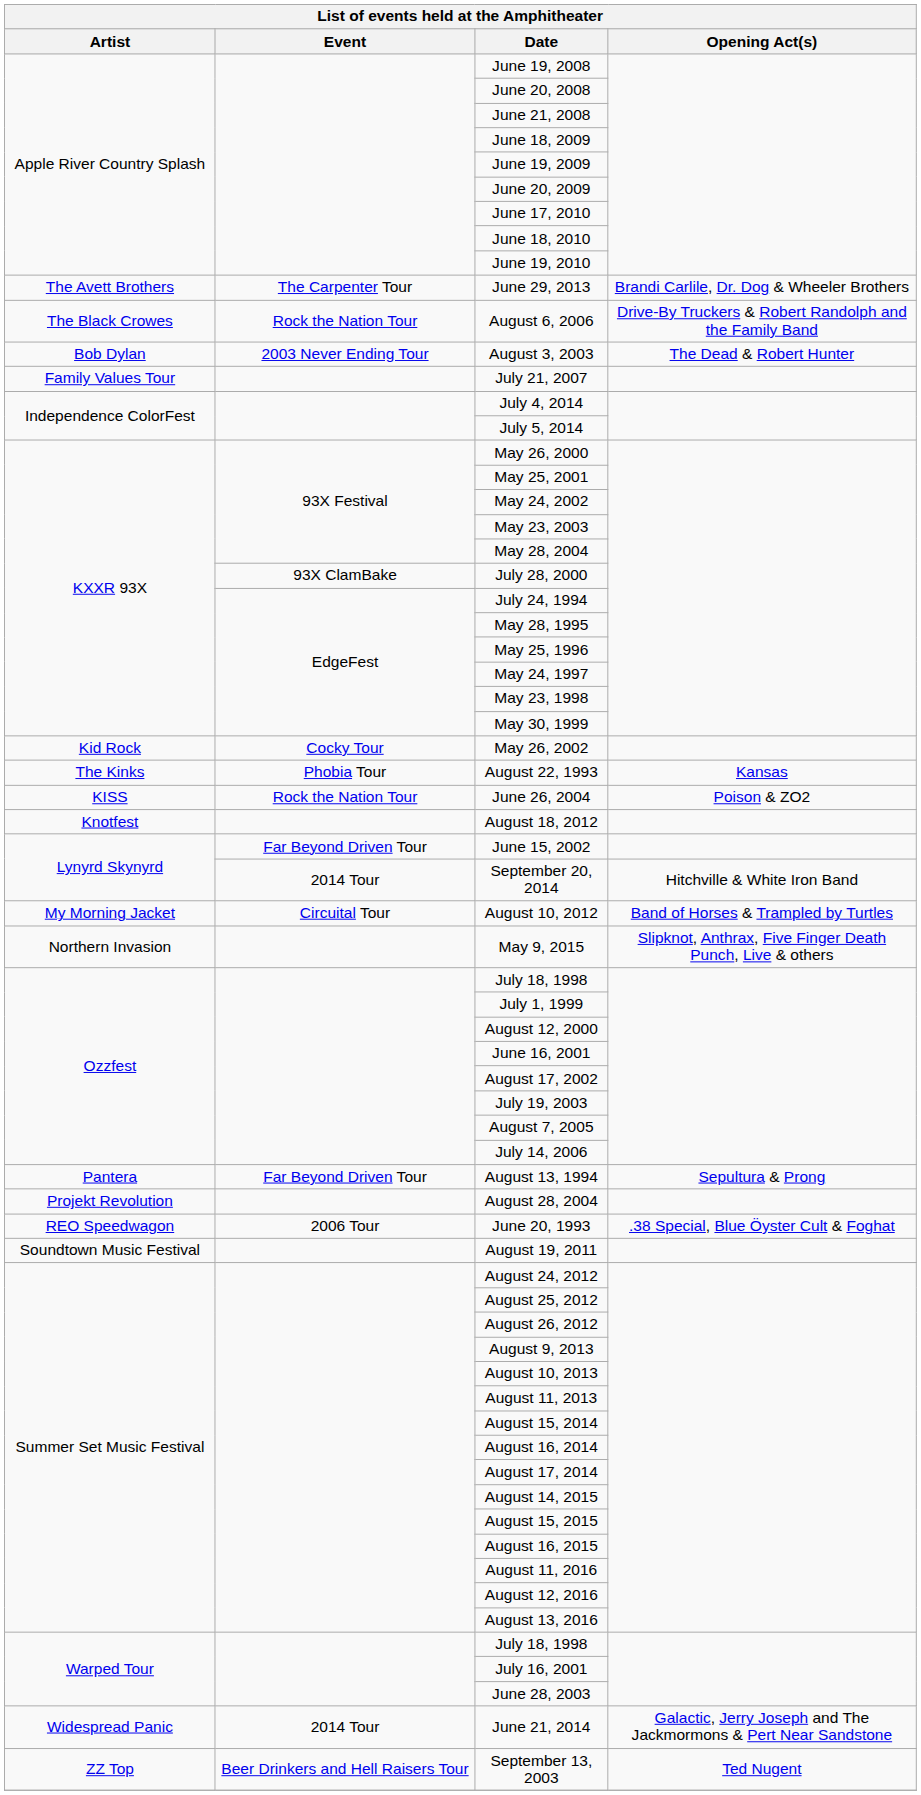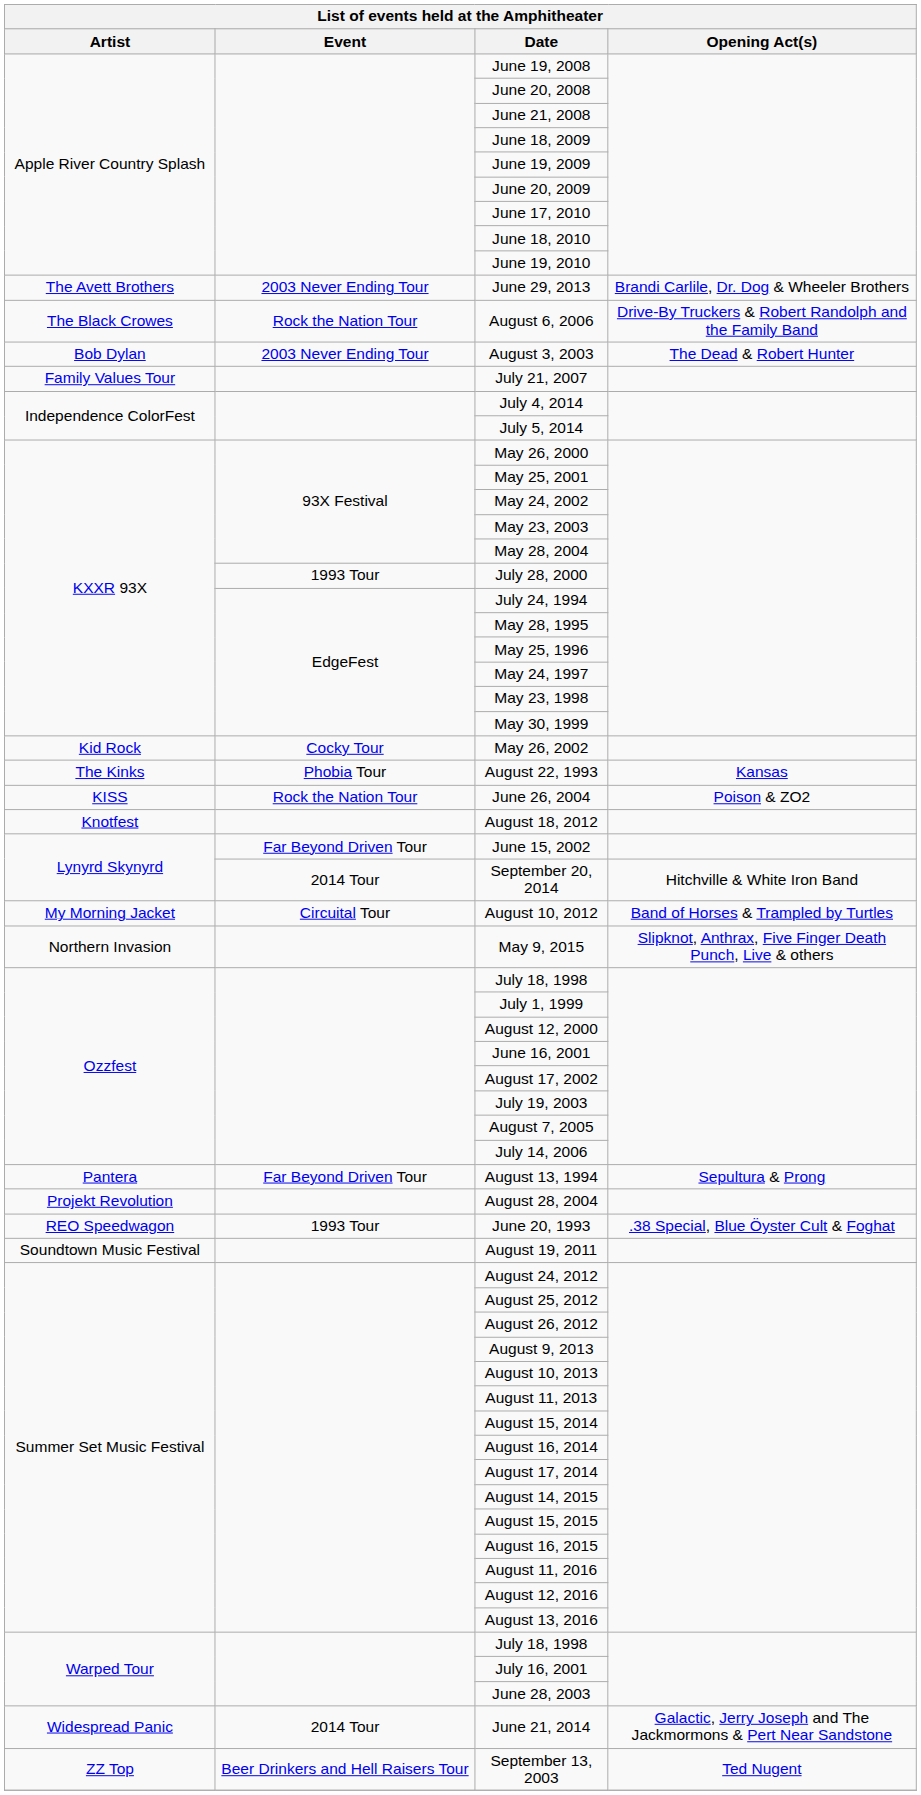(345, 287) The Carpenter Tour -> (345, 287) 2003 Never Ending Tour
(345, 575) 93X ClamBake -> (345, 575) 1993 Tour
(345, 1226) 2006 Tour -> (345, 1226) 1993 Tour
